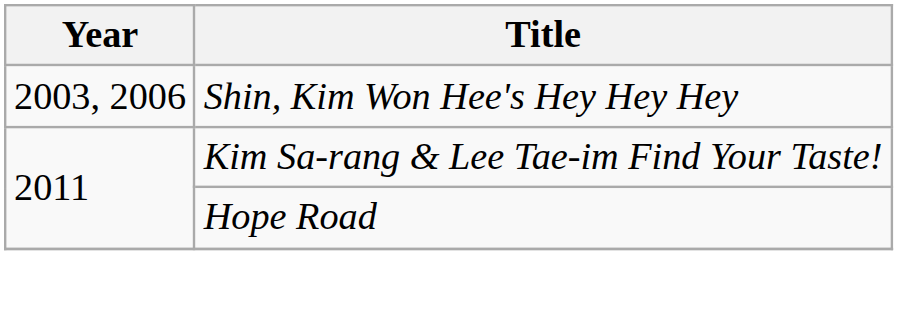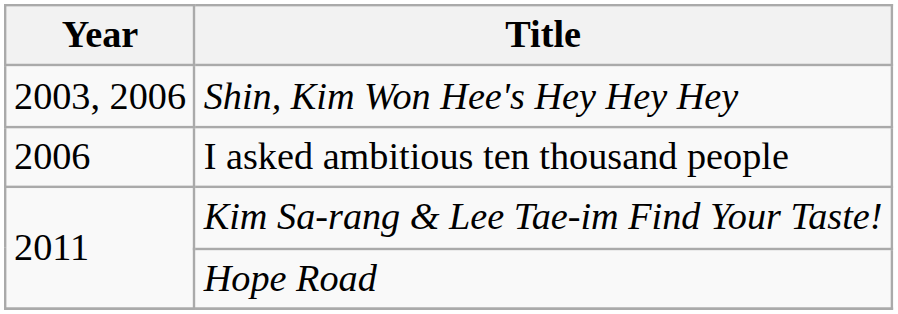+ row: (496, 156)
